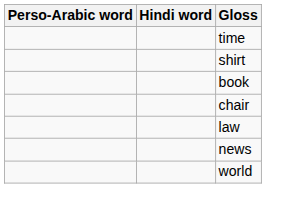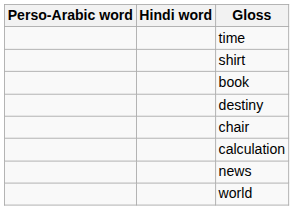+ row: (241, 104)
+ row: (252, 149)
- row: (229, 127)
